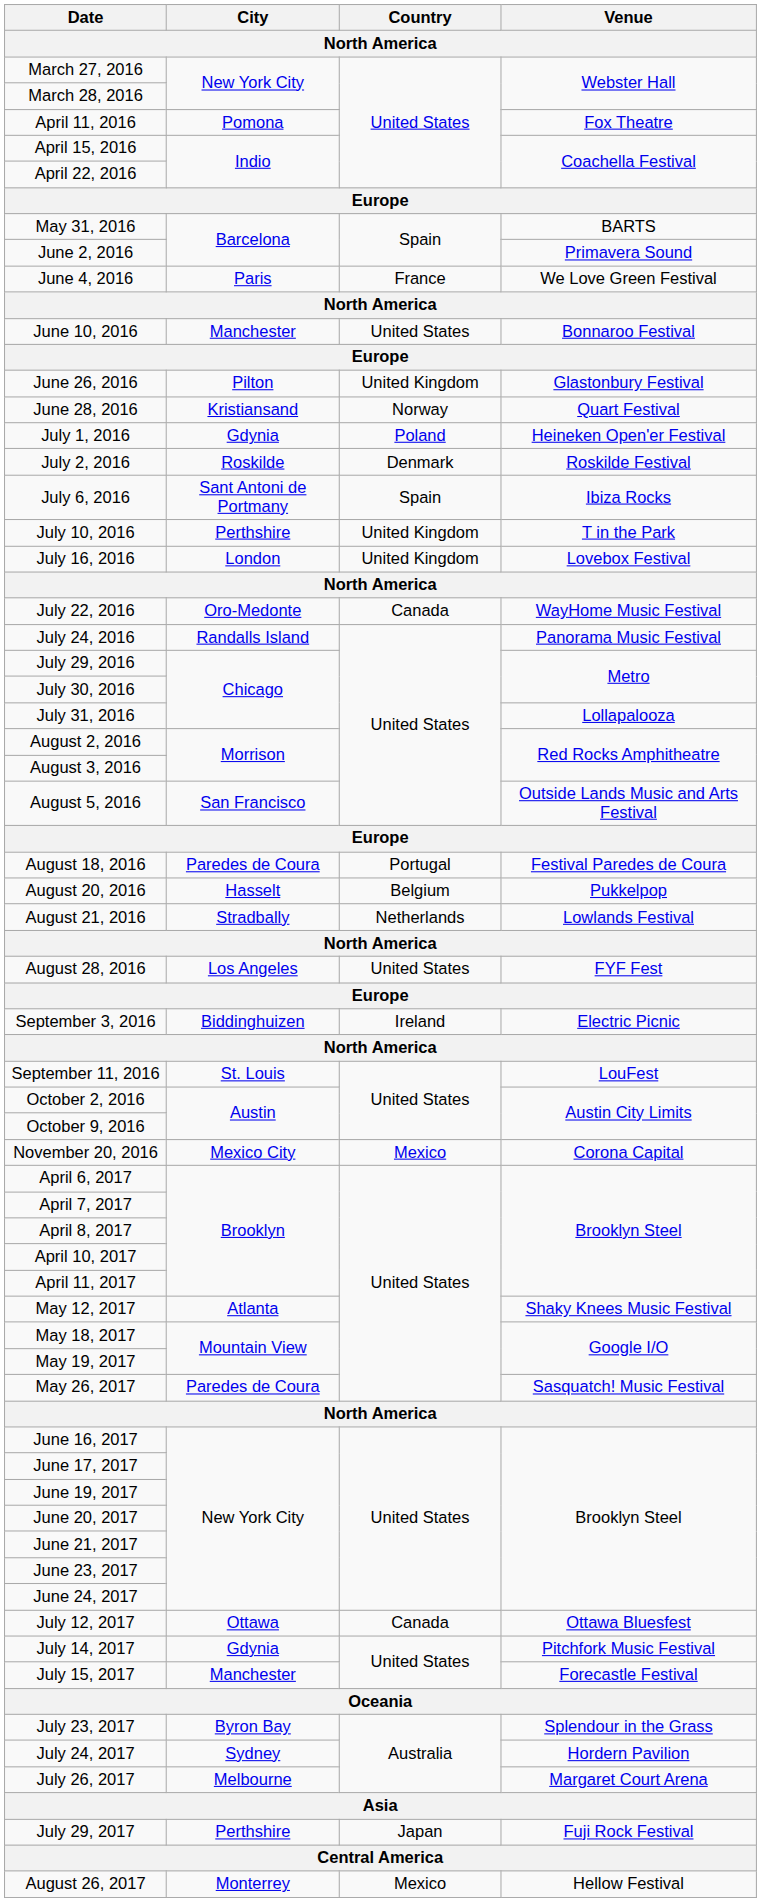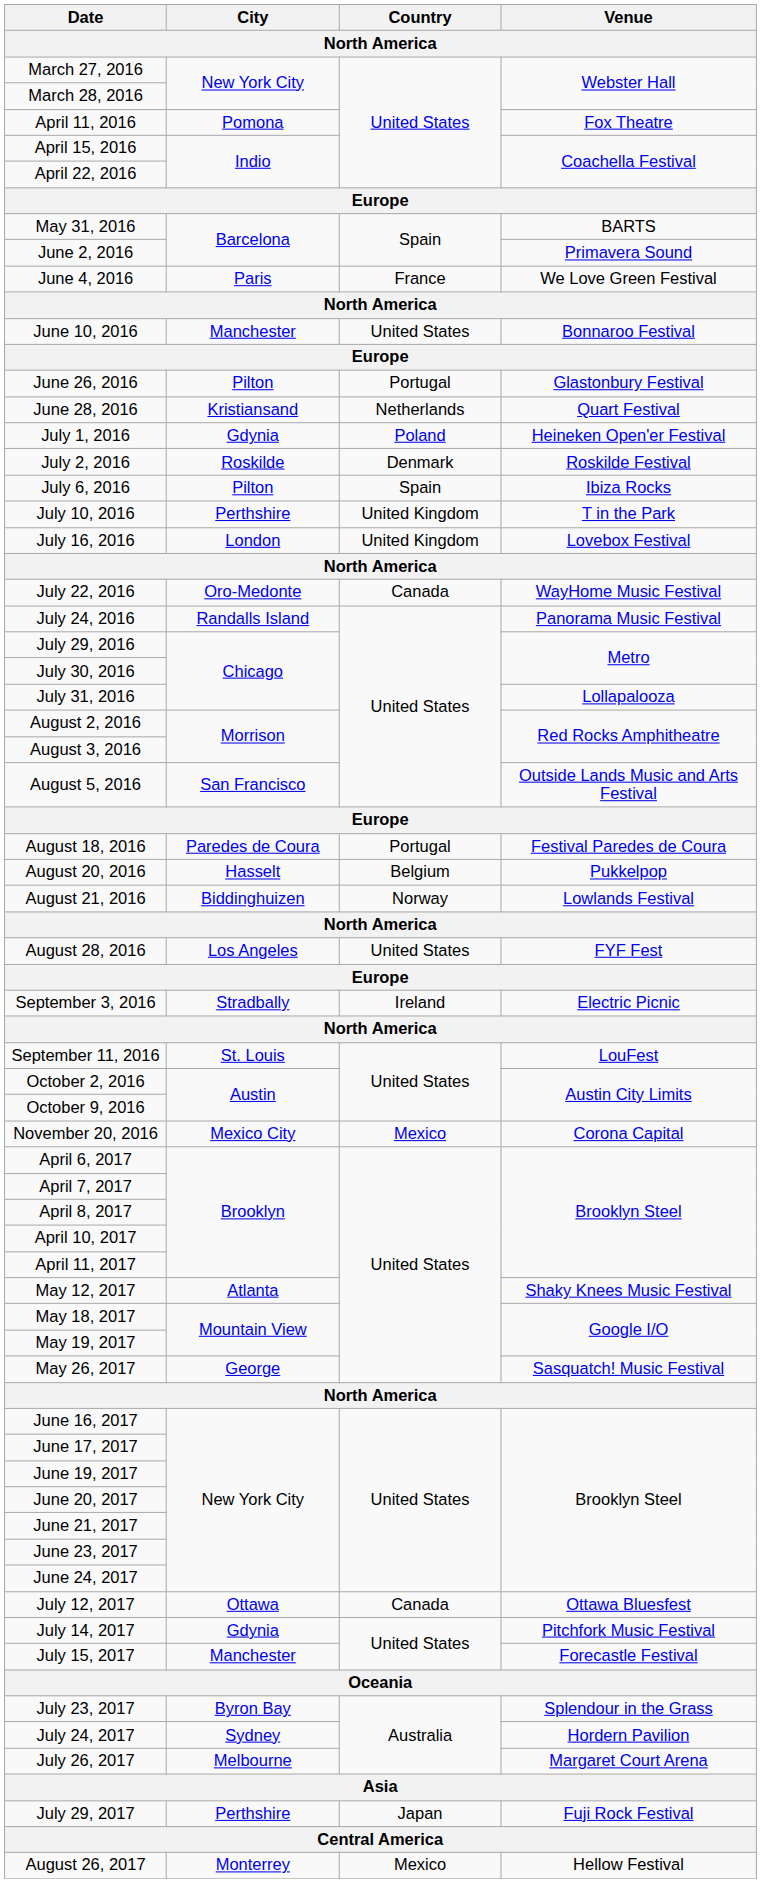(420, 383) United Kingdom -> (420, 383) Portugal
(420, 409) Norway -> (420, 409) Netherlands
(253, 497) Sant Antoni de Portmany -> (253, 488) Pilton
(253, 917) Stradbally -> (253, 898) Biddinghuizen
(420, 917) Netherlands -> (420, 898) Norway
(253, 1021) Biddinghuizen -> (253, 1003) Stradbally
(253, 1387) Paredes de Coura -> (253, 1369) George
